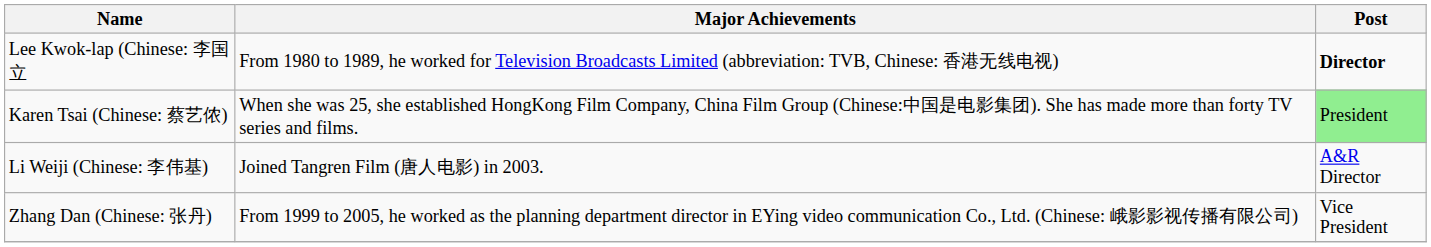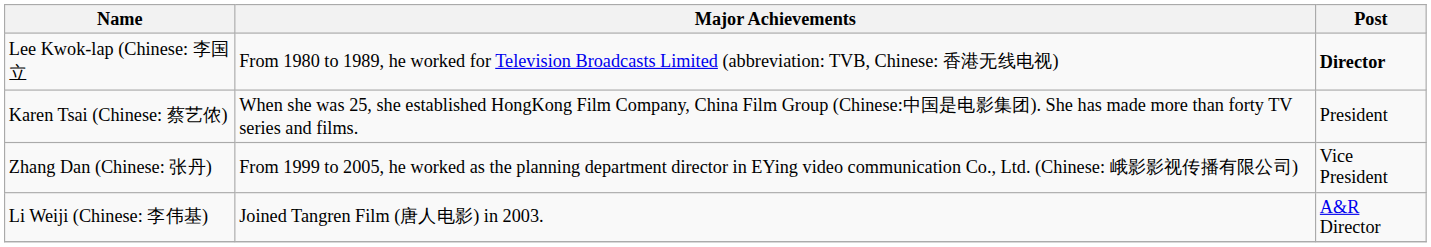(1354, 116) lightgreen background -> (1354, 116) no background
rows swapped: (110, 216) <-> (108, 166)
